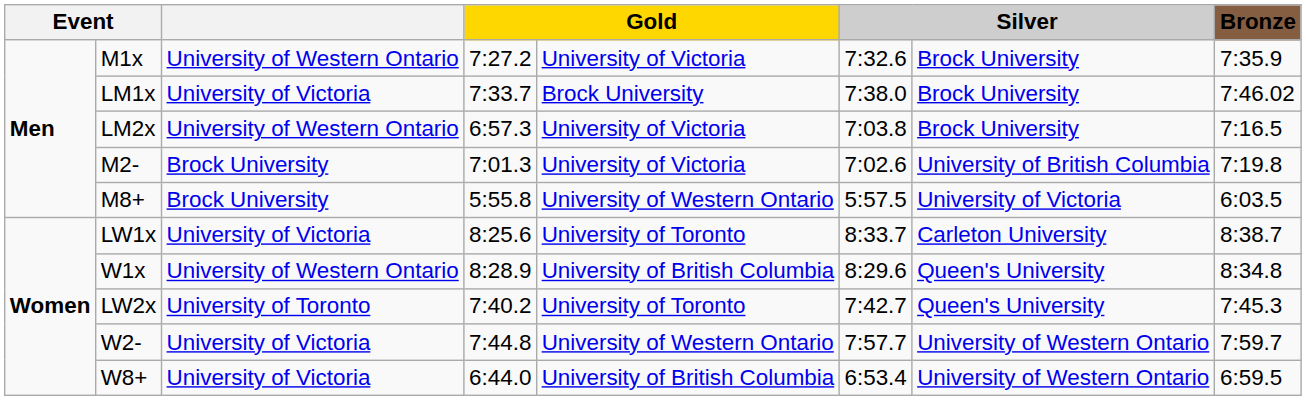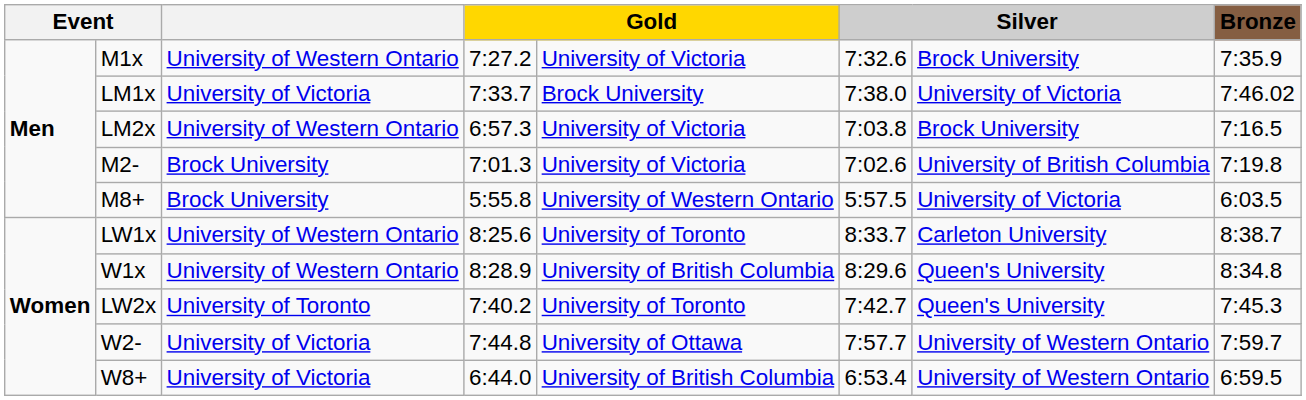(998, 93) Brock University -> (1019, 93) University of Victoria
(268, 235) University of Victoria -> (313, 235) University of Western Ontario
(688, 341) University of Western Ontario -> (642, 341) University of Ottawa
